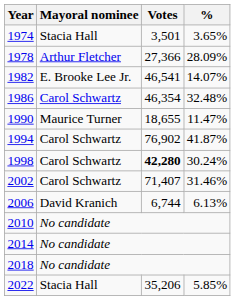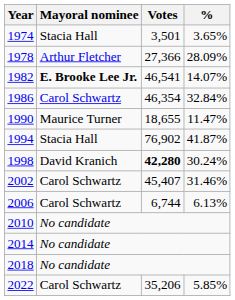(85, 77) normal -> (88, 77) bold
(207, 98) 32.48% -> (207, 98) 32.84%
(80, 139) Carol Schwartz -> (69, 139) Stacia Hall
(80, 160) Carol Schwartz -> (79, 160) David Kranich
(163, 181) 71,407 -> (163, 181) 45,407
(79, 202) David Kranich -> (80, 202) Carol Schwartz
(69, 285) Stacia Hall -> (80, 285) Carol Schwartz
